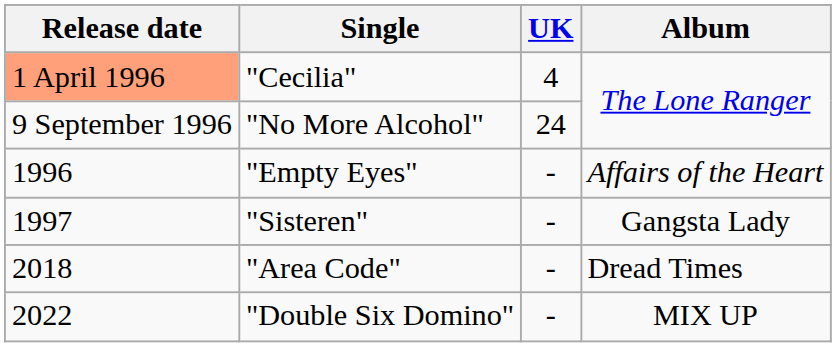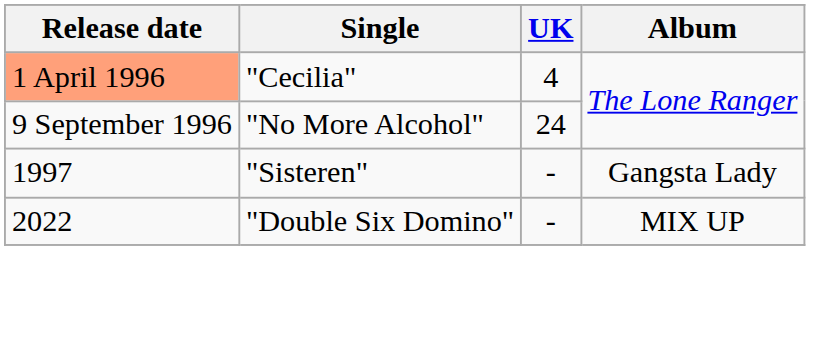- row: (332, 172)
- row: (323, 268)
